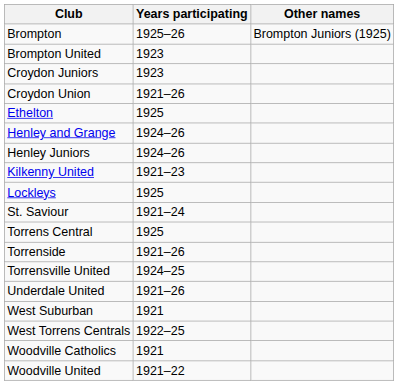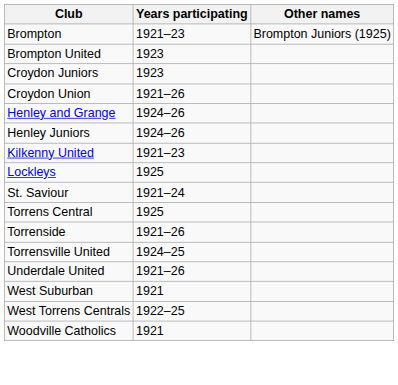(160, 34) 1925–26 -> (160, 34) 1921–23
- row: (30, 113)
- row: (54, 370)
